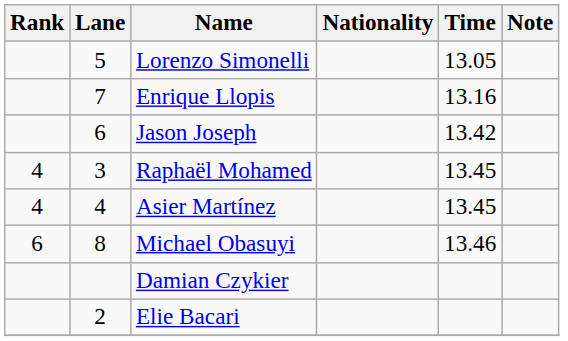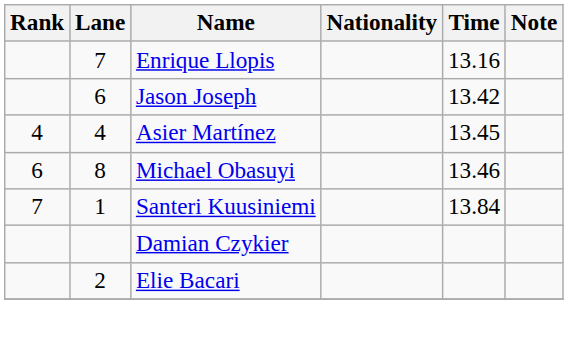- row: (223, 59)
- row: (224, 170)
+ row: (226, 206)
